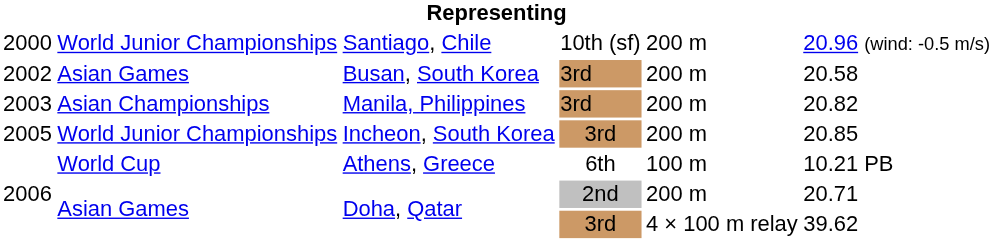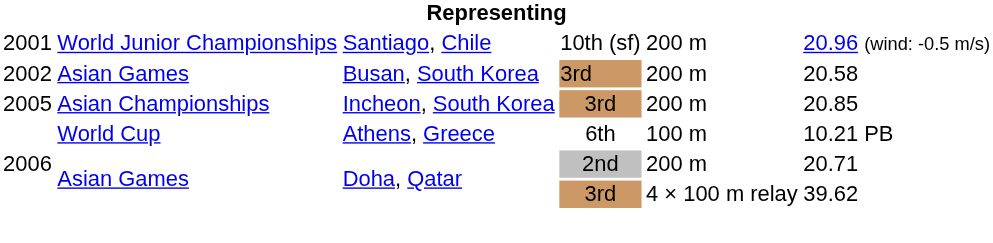(27, 43) 2000 -> (27, 43) 2001
- row: (434, 103)
(197, 133) World Junior Championships -> (163, 103) Asian Championships
